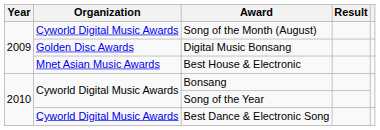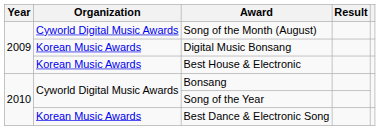(85, 47) Golden Disc Awards -> (89, 47) Korean Music Awards
(98, 64) Mnet Asian Music Awards -> (89, 64) Korean Music Awards
(107, 116) Cyworld Digital Music Awards -> (89, 116) Korean Music Awards
